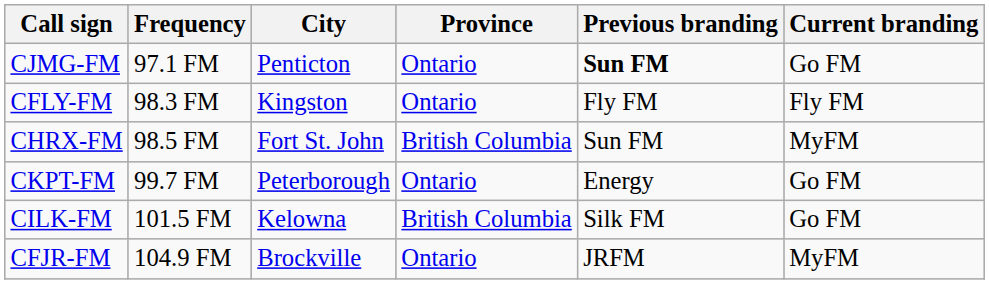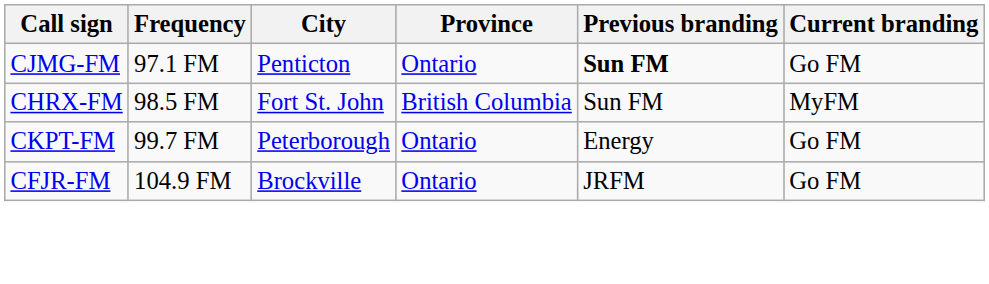- row: (61, 102)
- row: (61, 219)
(824, 258) MyFM -> (825, 180) Go FM
